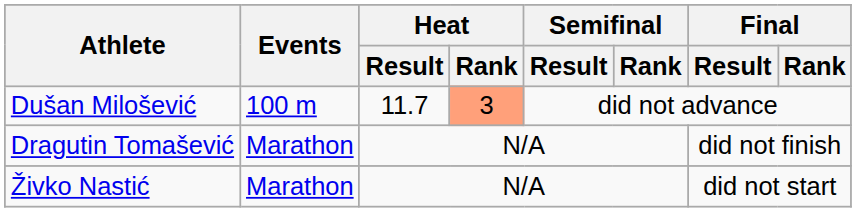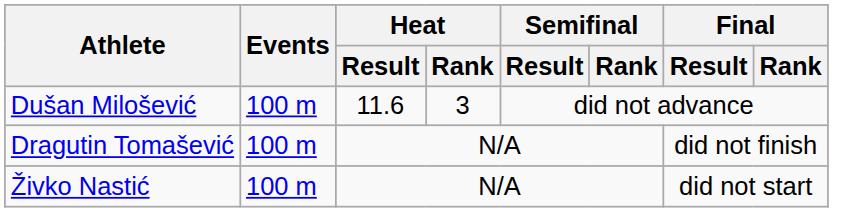(405, 106) 11.7 -> (380, 106) 11.6
(487, 106) lightsalmon background -> (462, 106) no background
(300, 146) Marathon -> (281, 146) 100 m
(300, 186) Marathon -> (281, 186) 100 m
